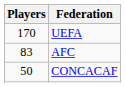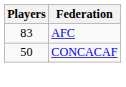- row: (67, 33)
